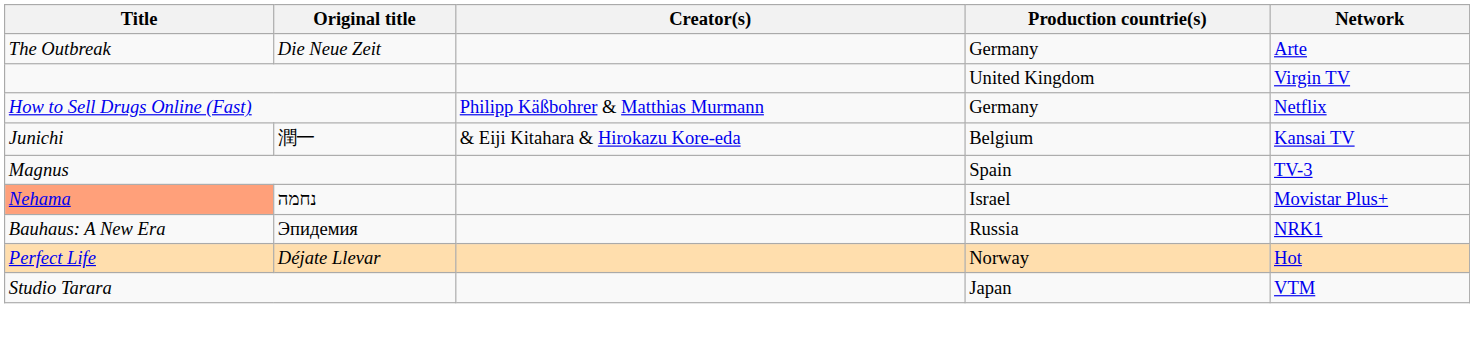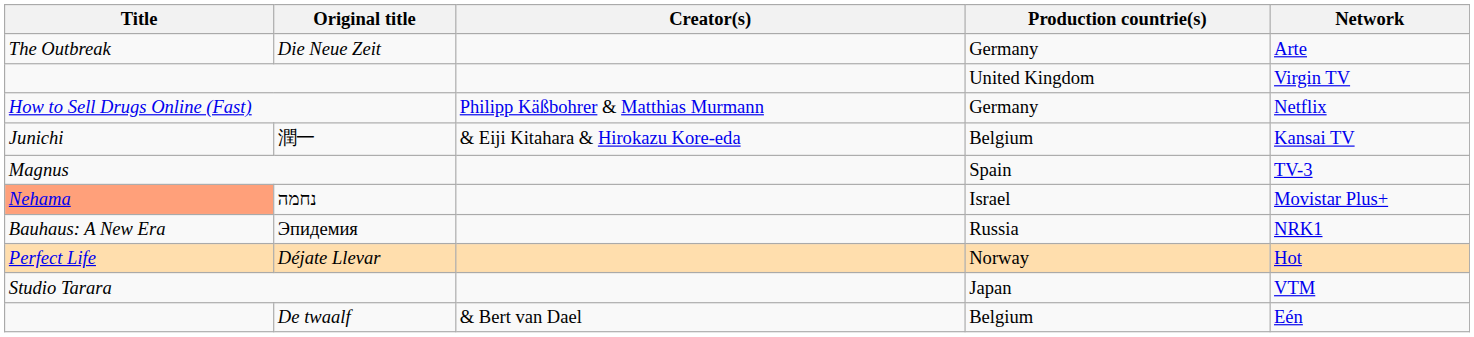+ row: (314, 317)
